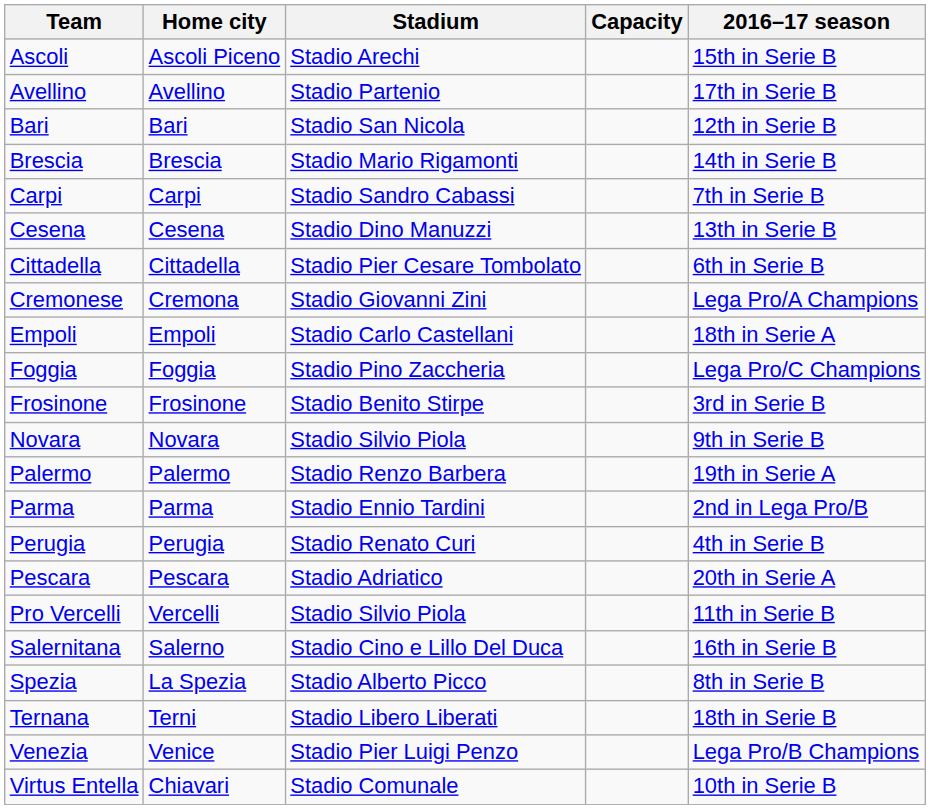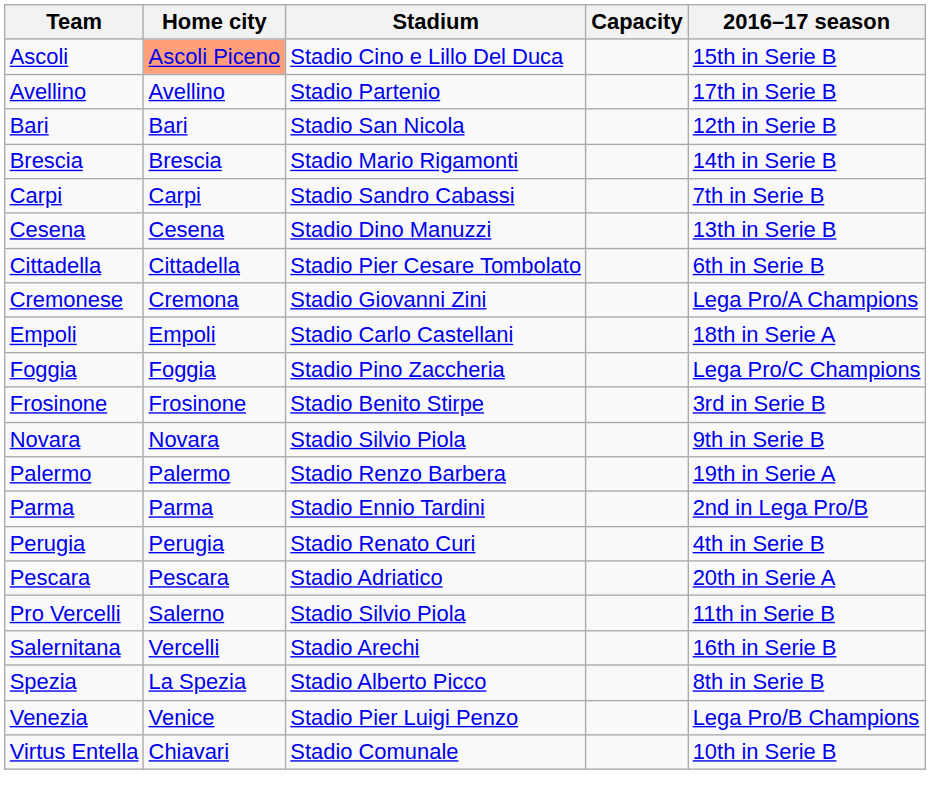(214, 56) no background -> (214, 56) lightsalmon background
(355, 56) Stadio Arechi -> (427, 56) Stadio Cino e Lillo Del Duca
(184, 612) Vercelli -> (186, 612) Salerno
(186, 647) Salerno -> (184, 647) Vercelli
(427, 647) Stadio Cino e Lillo Del Duca -> (355, 647) Stadio Arechi
- row: (49, 717)
